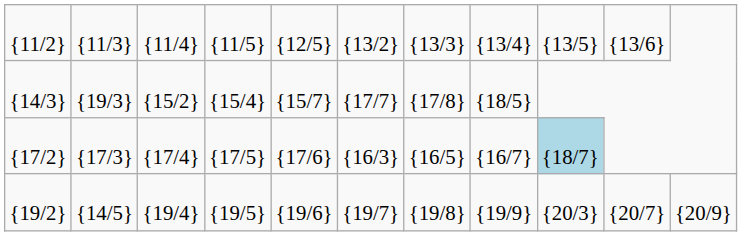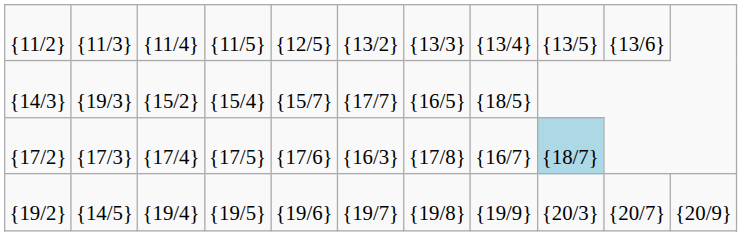(437, 100) {17/8} -> (437, 100) {16/5}
(437, 157) {16/5} -> (437, 157) {17/8}
